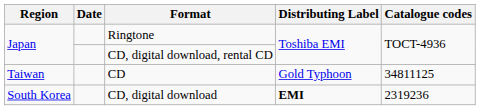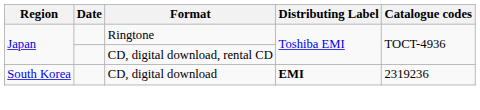- row: (117, 74)
